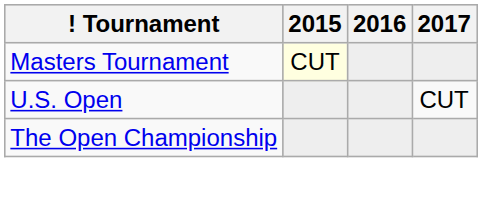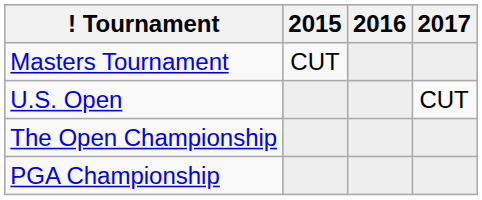(315, 62) lightyellow background -> (315, 62) no background
+ row: (115, 176)
